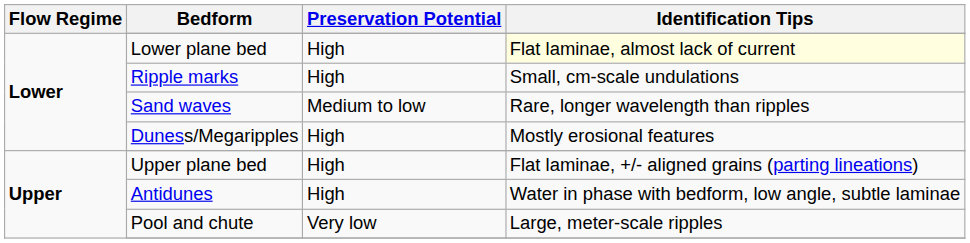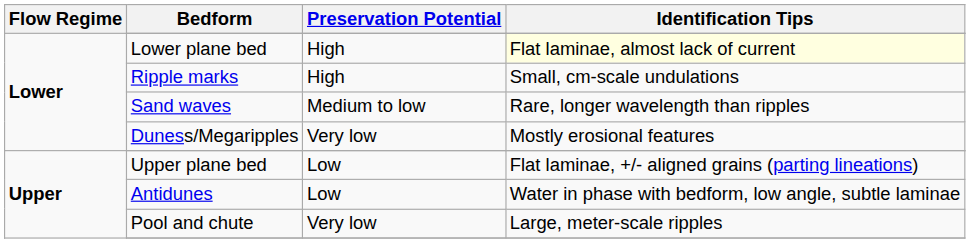(326, 135) High -> (342, 135) Very low
(326, 164) High -> (324, 164) Low
(326, 194) High -> (324, 194) Low
